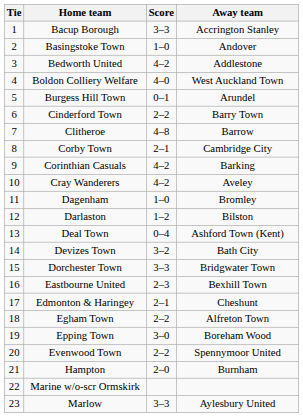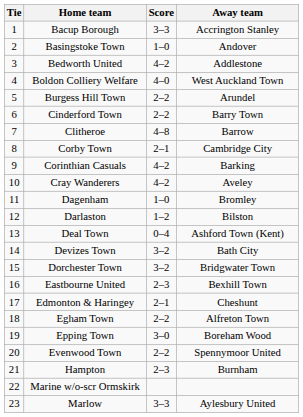(161, 98) 0–1 -> (161, 98) 2–2
(161, 268) 3–3 -> (161, 268) 3–2
(161, 370) 2–0 -> (161, 370) 2–3
